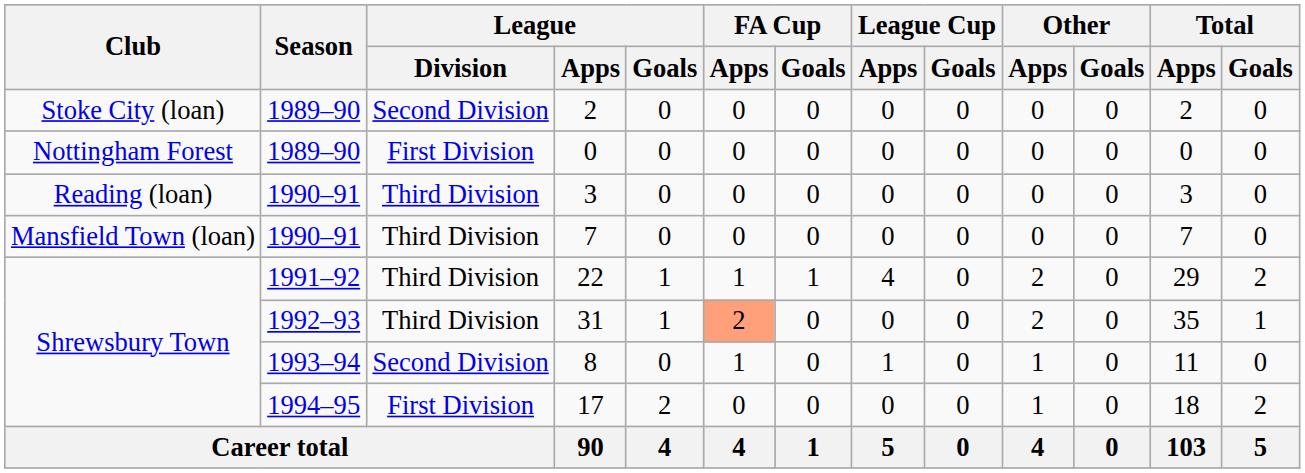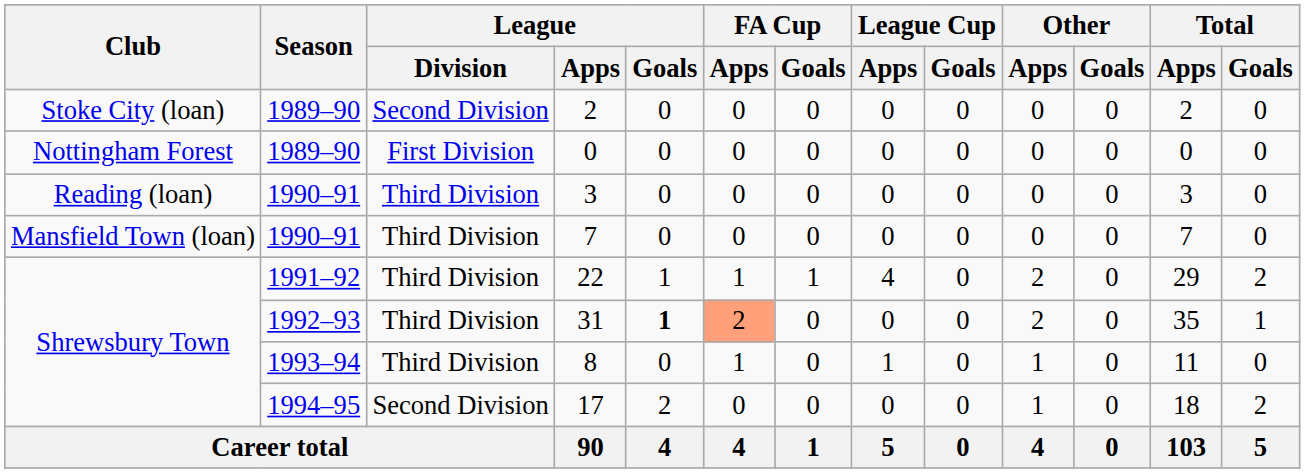(665, 320) normal -> (665, 320) bold
(461, 362) Second Division -> (461, 362) Third Division
(461, 404) First Division -> (461, 404) Second Division
